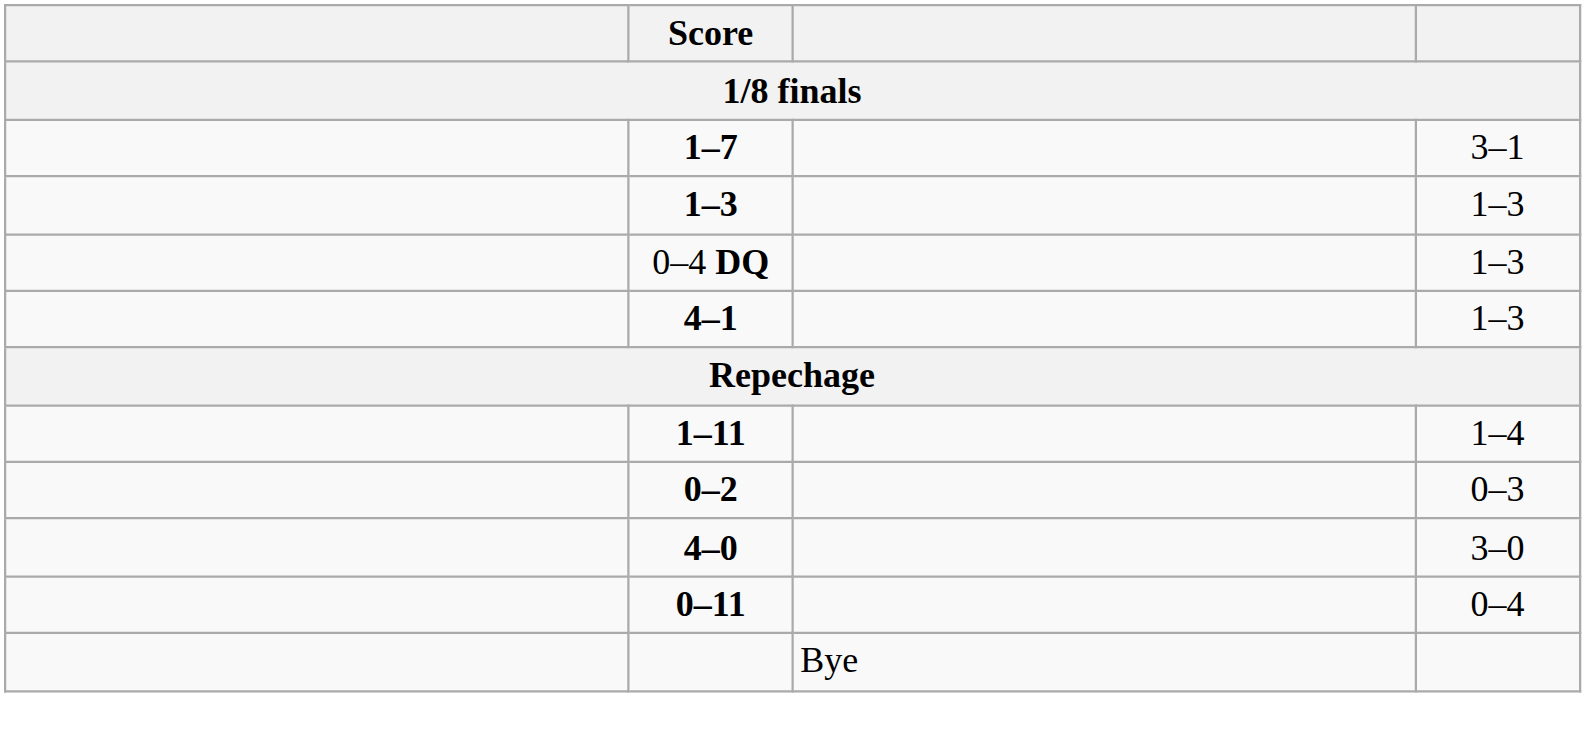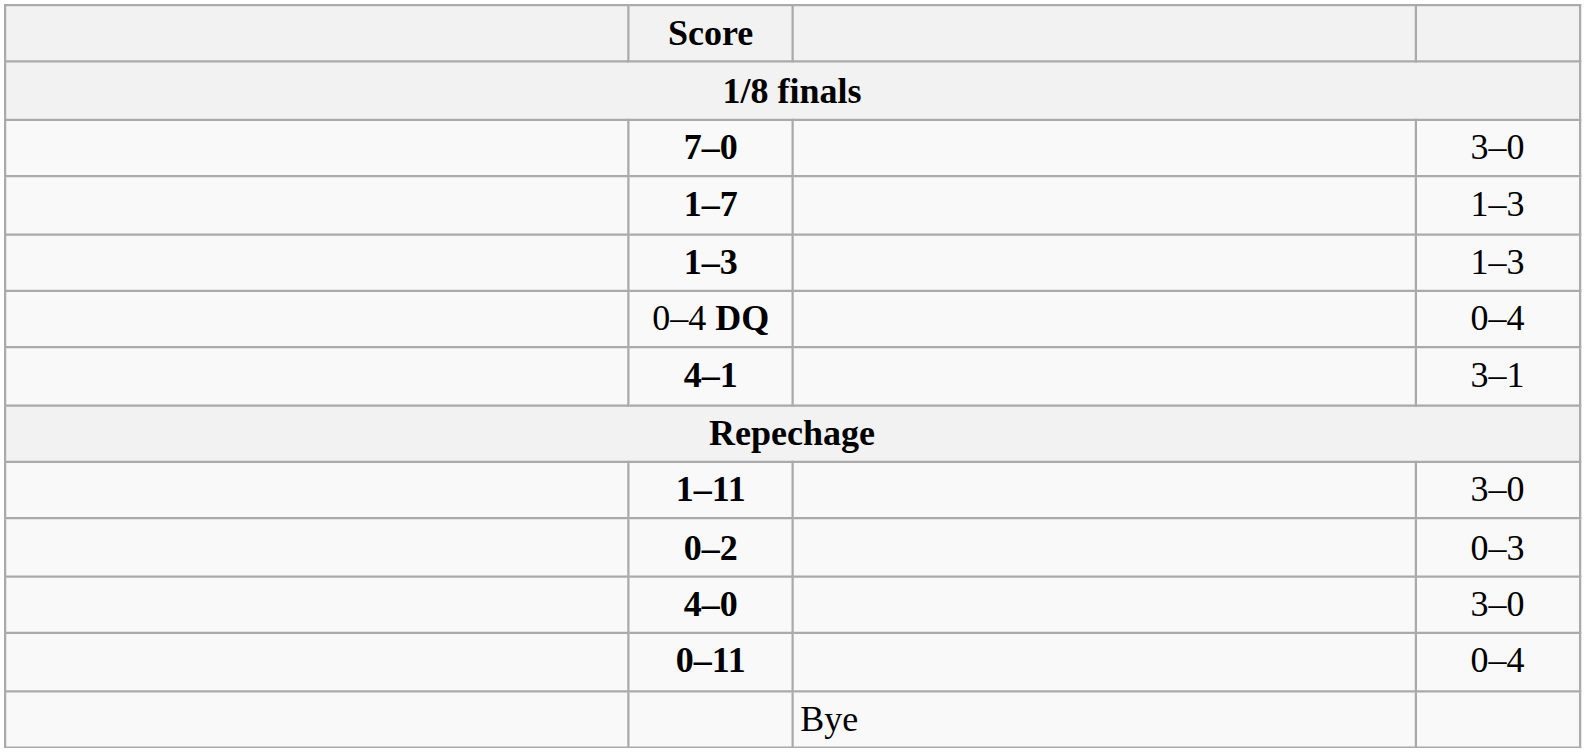+ row: (711, 147)
(1498, 147) 3–1 -> (1498, 204) 1–3
(1498, 261) 1–3 -> (1498, 318) 0–4
(1498, 318) 1–3 -> (1498, 375) 3–1
(1498, 432) 1–4 -> (1498, 489) 3–0
